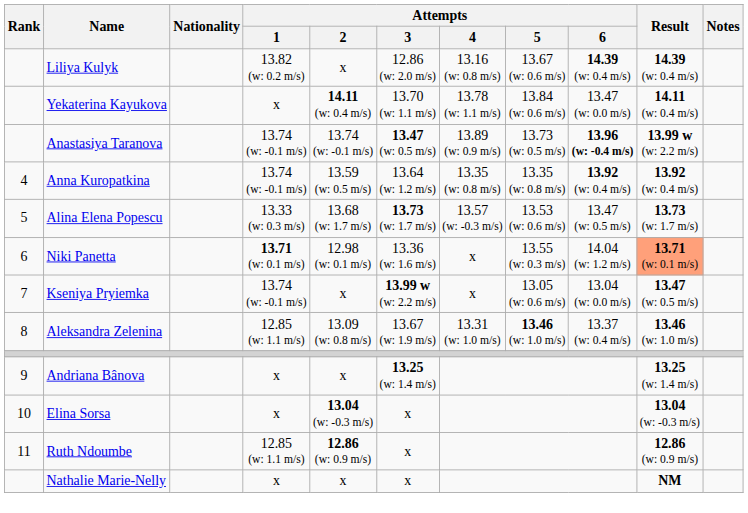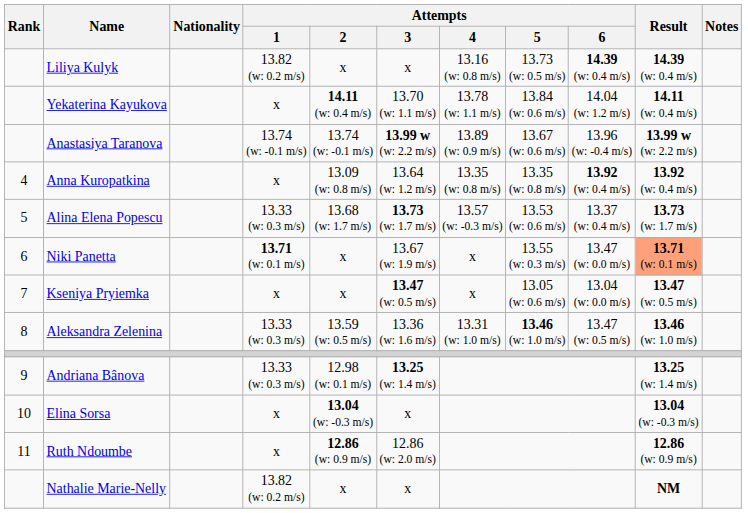(408, 67) 12.86 (w: 2.0 m/s) -> (408, 67) x
(537, 67) 13.67 (w: 0.6 m/s) -> (537, 67) 13.73 (w: 0.5 m/s)
(603, 105) 13.47 (w: 0.0 m/s) -> (602, 105) 14.04 (w: 1.2 m/s)
(408, 142) 13.47 (w: 0.5 m/s) -> (408, 142) 13.99 w (w: 2.2 m/s)
(537, 142) 13.73 (w: 0.5 m/s) -> (537, 142) 13.67 (w: 0.6 m/s)
(603, 142) bold -> (602, 142) normal
(276, 180) 13.74 (w: -0.1 m/s) -> (276, 180) x
(343, 180) 13.59 (w: 0.5 m/s) -> (343, 180) 13.09 (w: 0.8 m/s)
(603, 218) 13.47 (w: 0.5 m/s) -> (602, 218) 13.37 (w: 0.4 m/s)
(343, 256) 12.98 (w: 0.1 m/s) -> (343, 256) x
(408, 256) 13.36 (w: 1.6 m/s) -> (408, 256) 13.67 (w: 1.9 m/s)
(603, 256) 14.04 (w: 1.2 m/s) -> (602, 256) 13.47 (w: 0.0 m/s)
(276, 293) 13.74 (w: -0.1 m/s) -> (276, 293) x
(408, 293) 13.99 w (w: 2.2 m/s) -> (408, 293) 13.47 (w: 0.5 m/s)
(276, 331) 12.85 (w: 1.1 m/s) -> (276, 331) 13.33 (w: 0.3 m/s)
(343, 331) 13.09 (w: 0.8 m/s) -> (343, 331) 13.59 (w: 0.5 m/s)
(408, 331) 13.67 (w: 1.9 m/s) -> (408, 331) 13.36 (w: 1.6 m/s)
(603, 331) 13.37 (w: 0.4 m/s) -> (602, 331) 13.47 (w: 0.5 m/s)
(276, 375) x -> (276, 375) 13.33 (w: 0.3 m/s)
(343, 375) x -> (343, 375) 12.98 (w: 0.1 m/s)
(276, 451) 12.85 (w: 1.1 m/s) -> (276, 451) x
(408, 451) x -> (408, 451) 12.86 (w: 2.0 m/s)
(276, 481) x -> (276, 489) 13.82 (w: 0.2 m/s)
